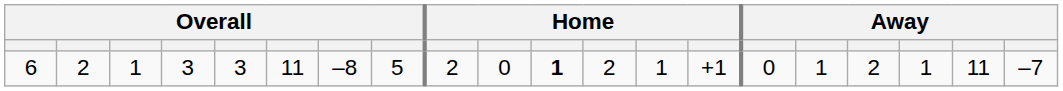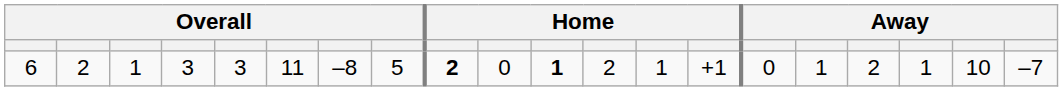(452, 68) normal -> (452, 68) bold
(978, 68) 11 -> (978, 68) 10
